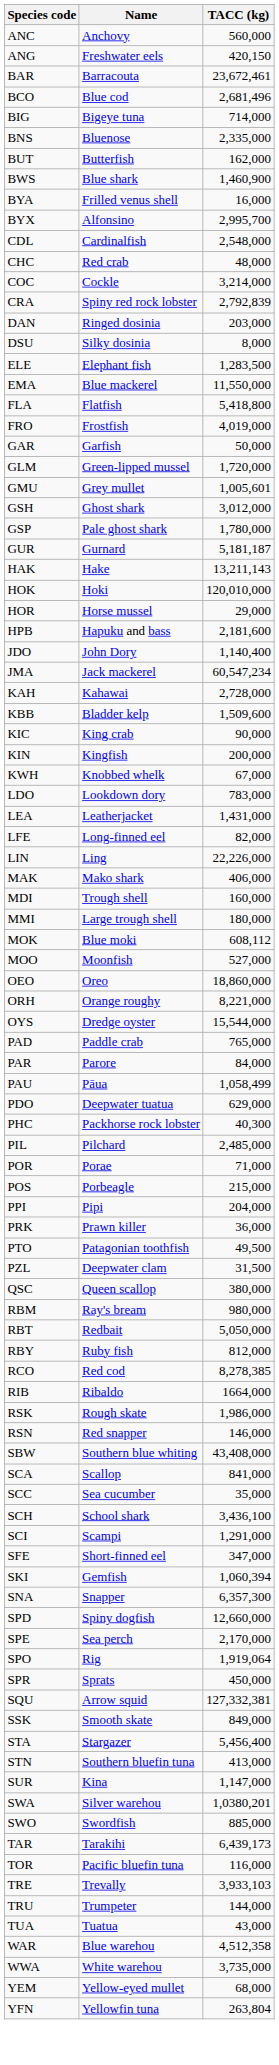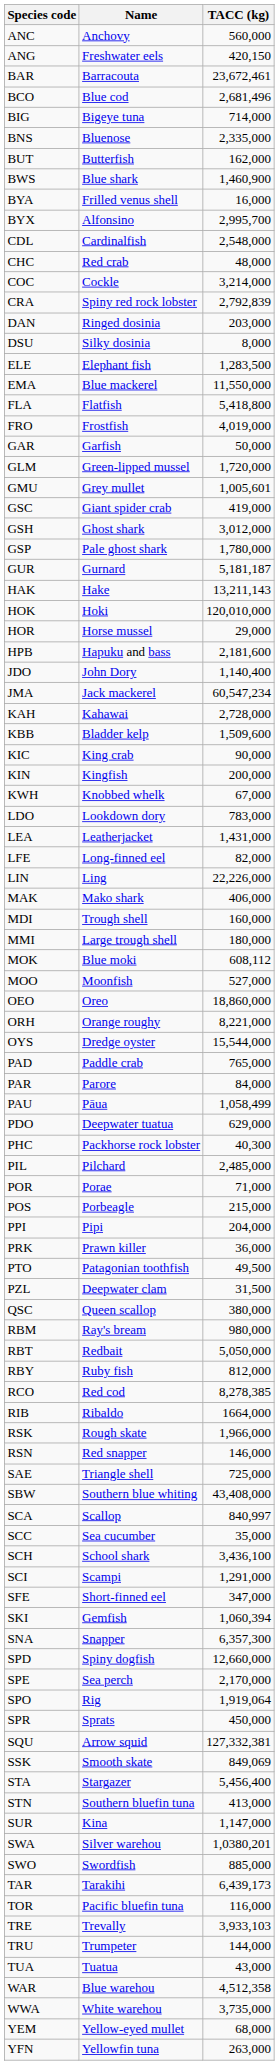+ row: (20, 508)
(245, 1412) 1,986,000 -> (245, 1432) 1,966,000
+ row: (20, 1474)
(250, 1474) 841,000 -> (250, 1515) 840,997
(250, 1720) 849,000 -> (250, 1761) 849,069
(250, 2008) 263,804 -> (250, 2049) 263,000
